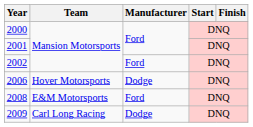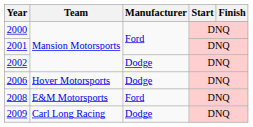(135, 63) Ford -> (139, 63) Dodge
